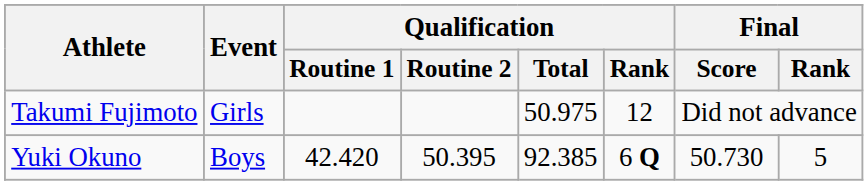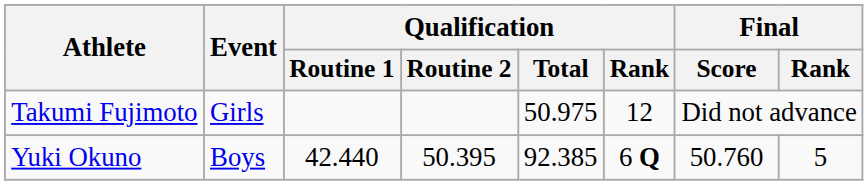(342, 157) 42.420 -> (342, 157) 42.440
(727, 157) 50.730 -> (727, 157) 50.760
